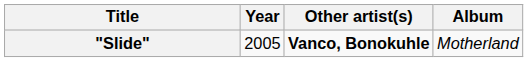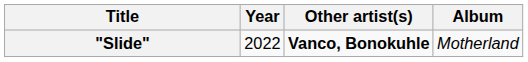(262, 43) 2005 -> (262, 43) 2022
